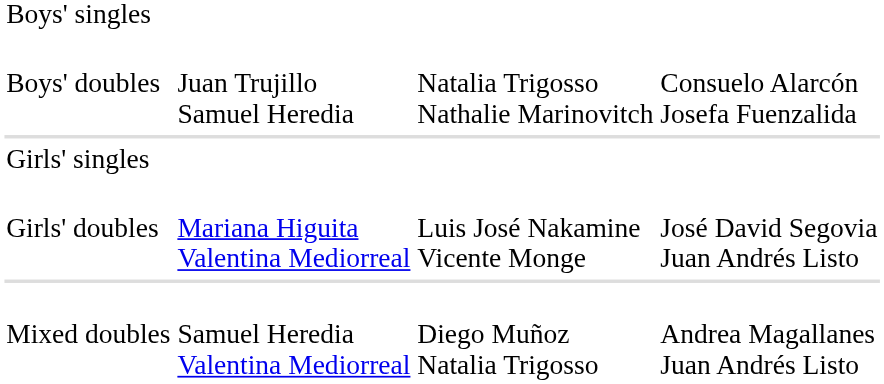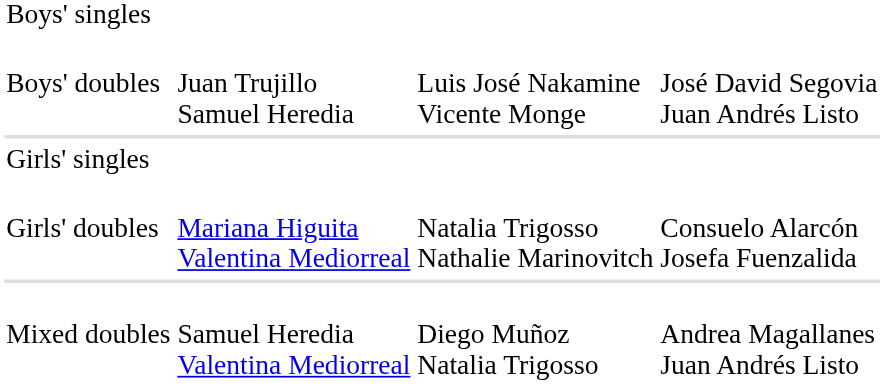(535, 98) Natalia Trigosso Nathalie Marinovitch -> (529, 98) Luis José Nakamine Vicente Monge
(759, 98) Consuelo Alarcón Josefa Fuenzalida -> (769, 98) José David Segovia Juan Andrés Listo
(529, 243) Luis José Nakamine Vicente Monge -> (535, 243) Natalia Trigosso Nathalie Marinovitch
(769, 243) José David Segovia Juan Andrés Listo -> (759, 243) Consuelo Alarcón Josefa Fuenzalida
